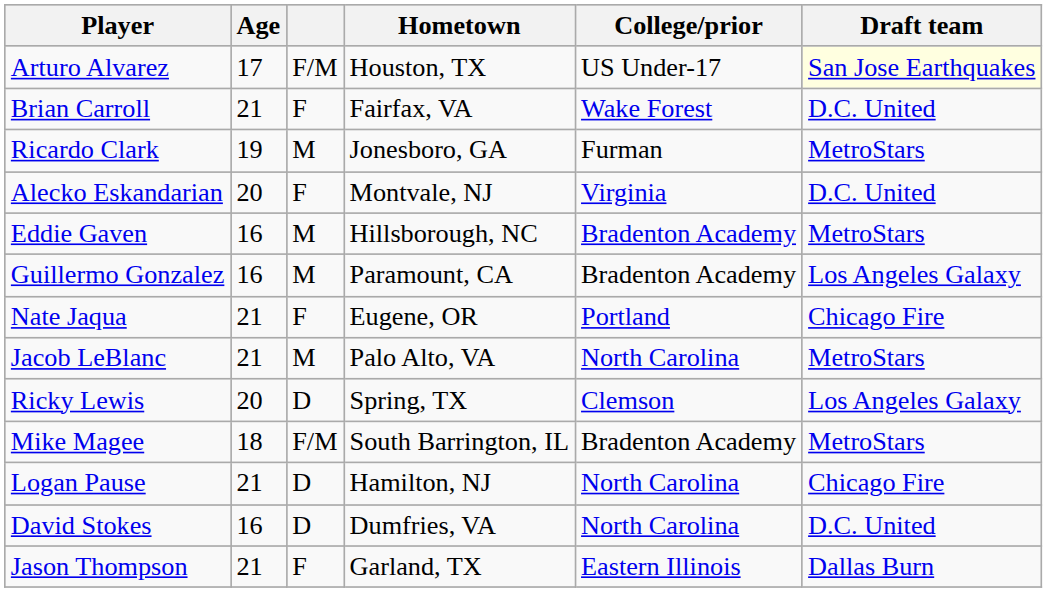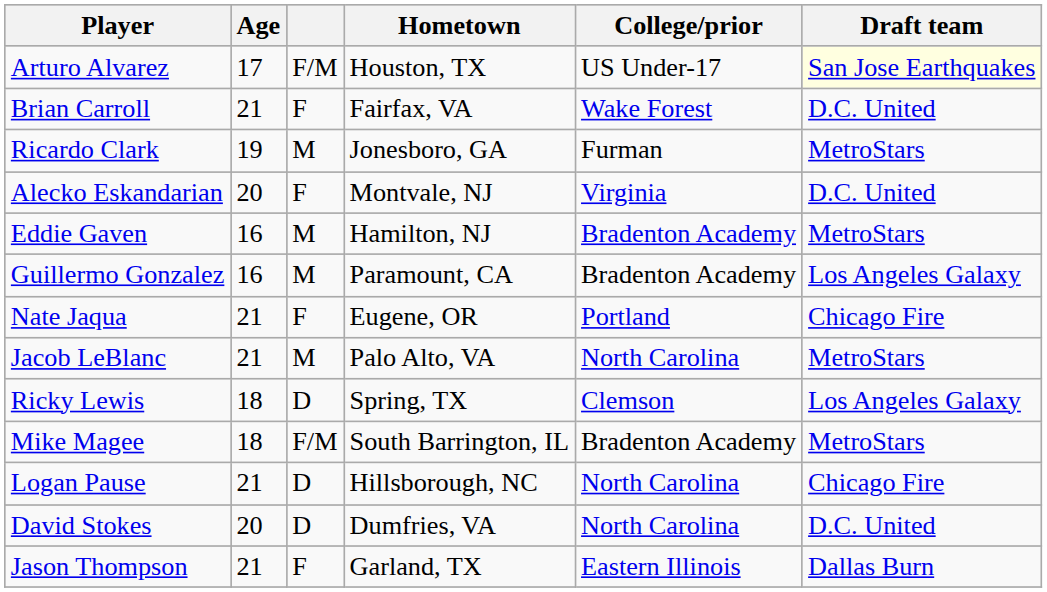(444, 233) Hillsborough, NC -> (420, 233) Hamilton, NJ
(250, 399) 20 -> (250, 399) 18
(420, 483) Hamilton, NJ -> (444, 483) Hillsborough, NC
(250, 524) 16 -> (250, 524) 20
